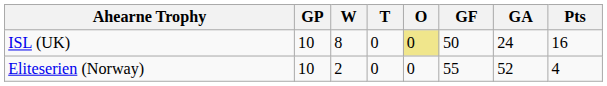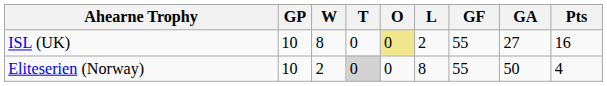+ column: (431, 17)
(451, 42) 50 -> (460, 42) 55
(505, 42) 24 -> (512, 42) 27
(375, 68) no background -> (354, 68) lightgrey background
(505, 68) 52 -> (512, 68) 50
